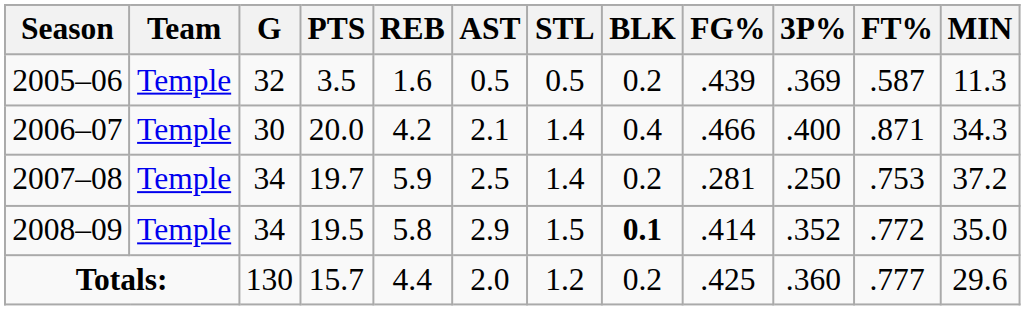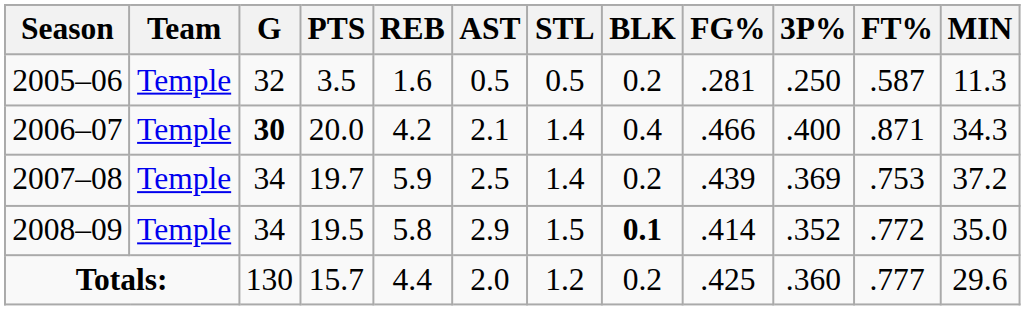(728, 79) .439 -> (728, 79) .281
(813, 79) .369 -> (813, 79) .250
(269, 129) normal -> (269, 129) bold
(728, 179) .281 -> (728, 179) .439
(813, 179) .250 -> (813, 179) .369
